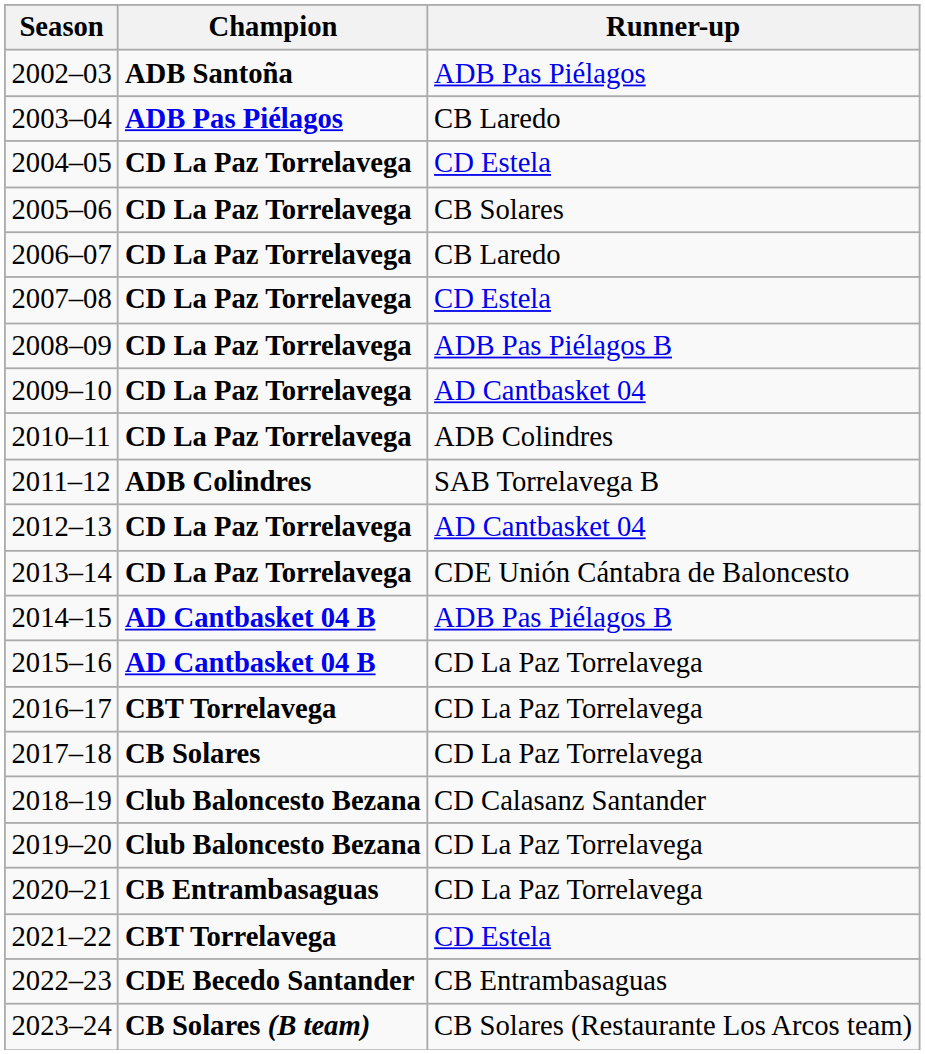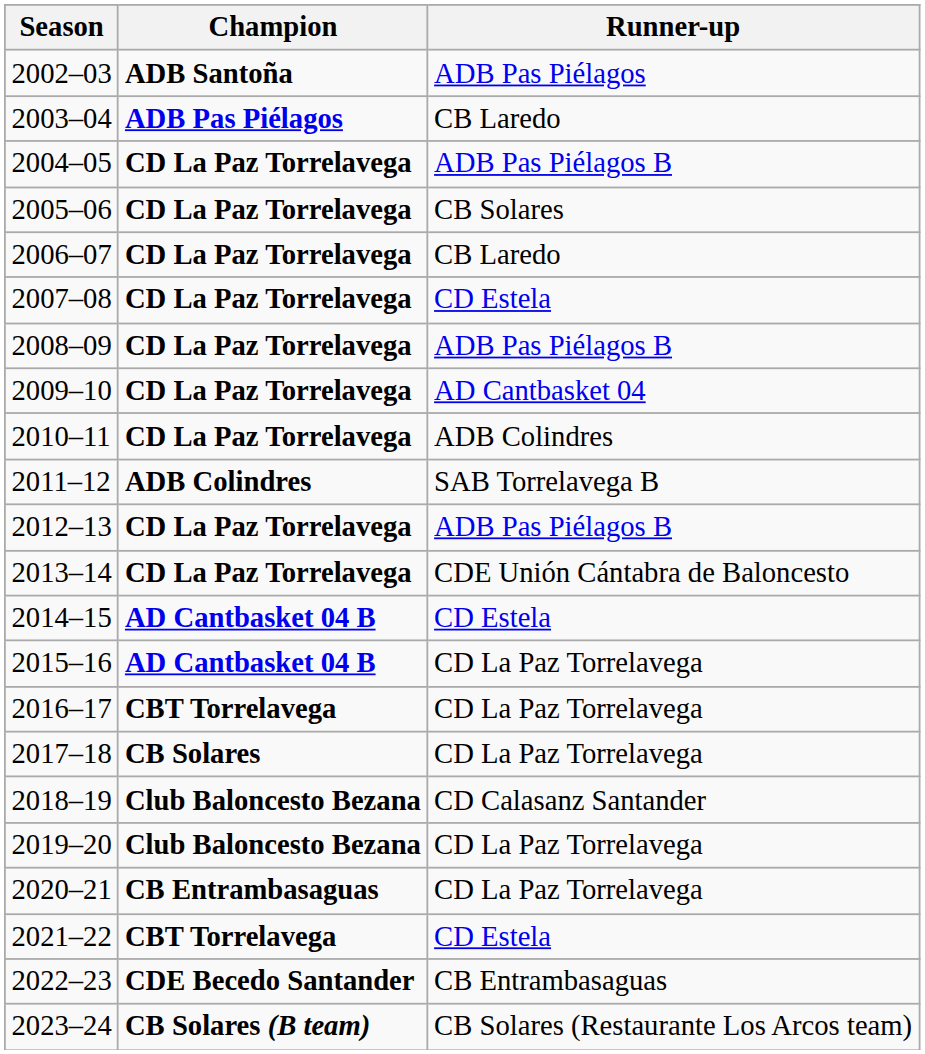(493, 163) CD Estela -> (553, 163) ADB Pas Piélagos B
(540, 526) AD Cantbasket 04 -> (553, 526) ADB Pas Piélagos B
(553, 617) ADB Pas Piélagos B -> (493, 617) CD Estela
